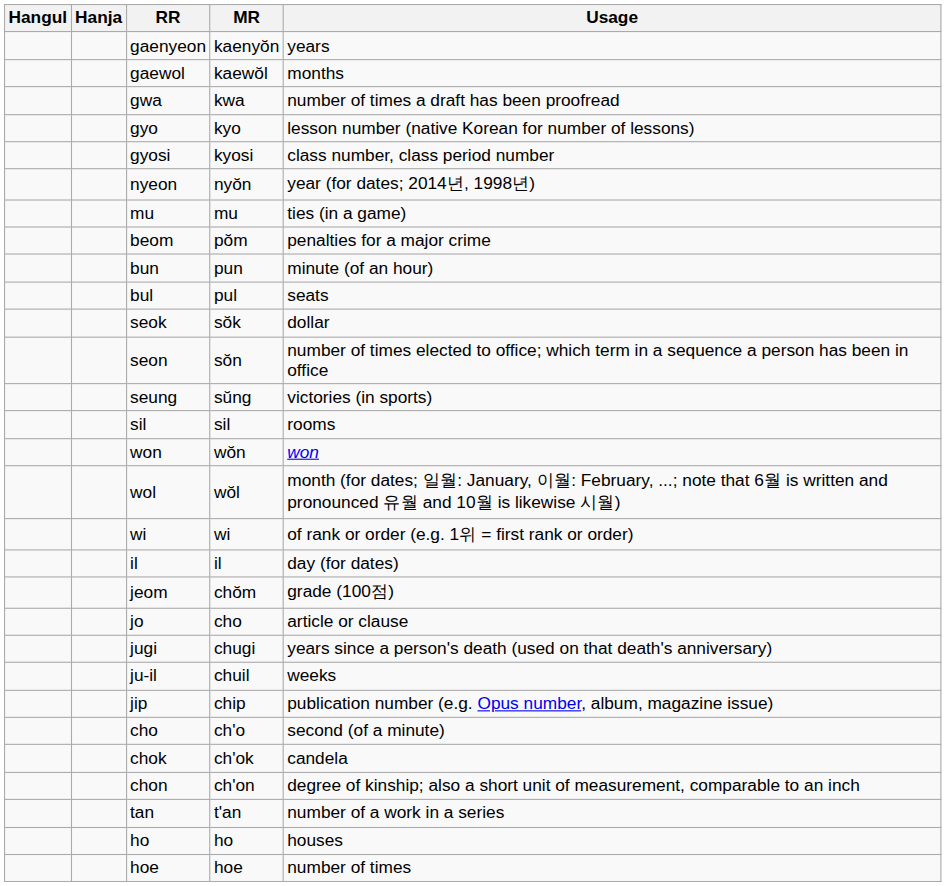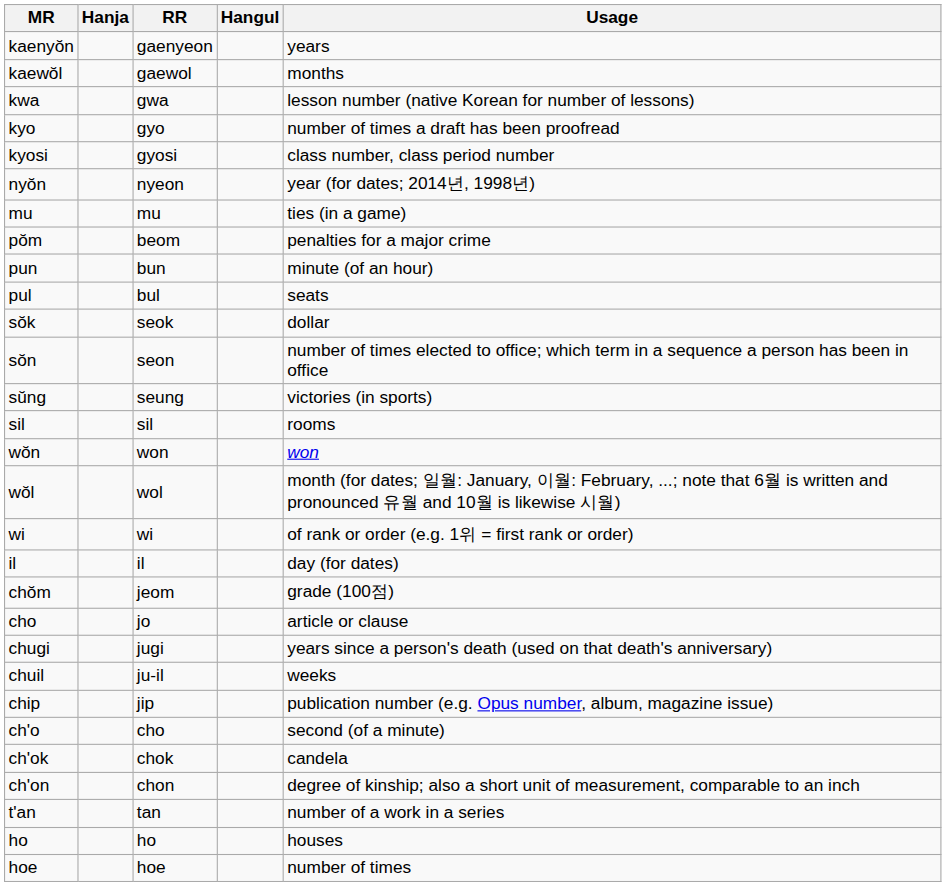columns swapped: (38, 18) <-> (247, 18)
(453, 100) number of times a draft has been proofread -> (491, 100) lesson number (native Korean for number of lessons)
(491, 127) lesson number (native Korean for number of lessons) -> (453, 127) number of times a draft has been proofread
